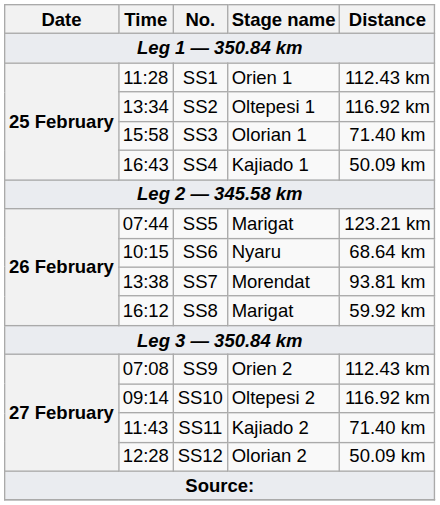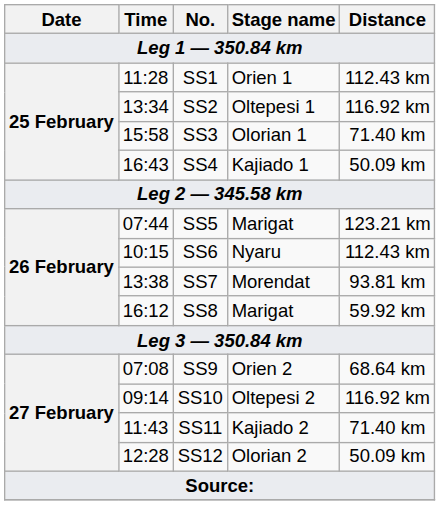(387, 252) 68.64 km -> (387, 252) 112.43 km
(387, 369) 112.43 km -> (387, 369) 68.64 km
